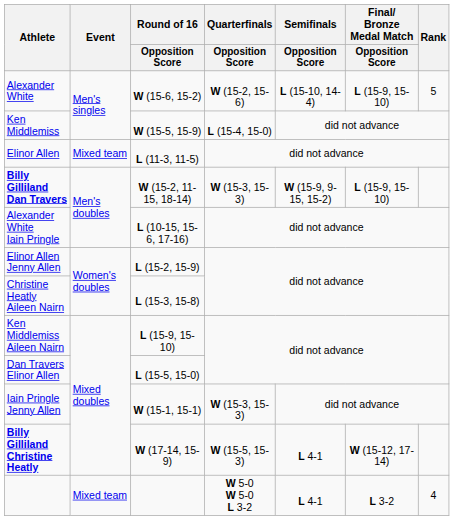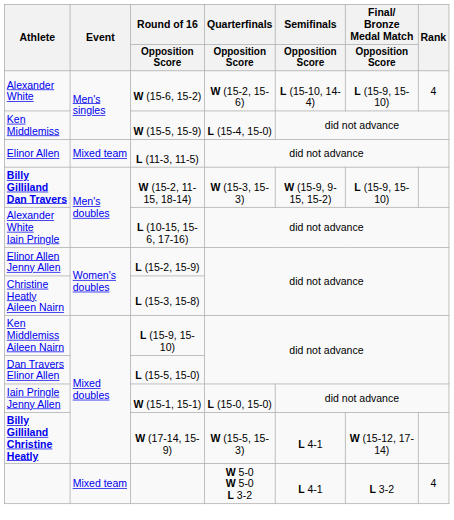(433, 91) 5 -> (433, 91) 4
(240, 410) W (15-3, 15-3) -> (240, 404) L (15-0, 15-0)
